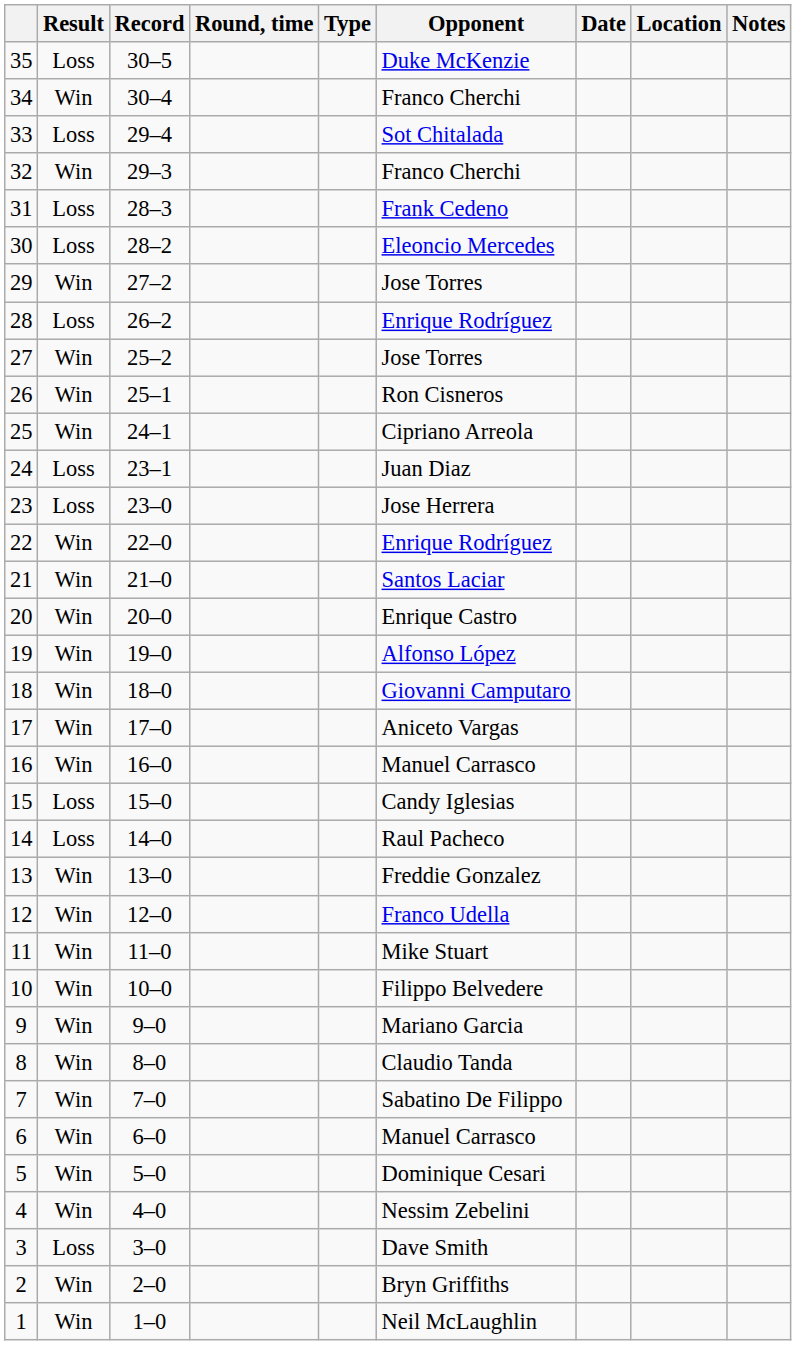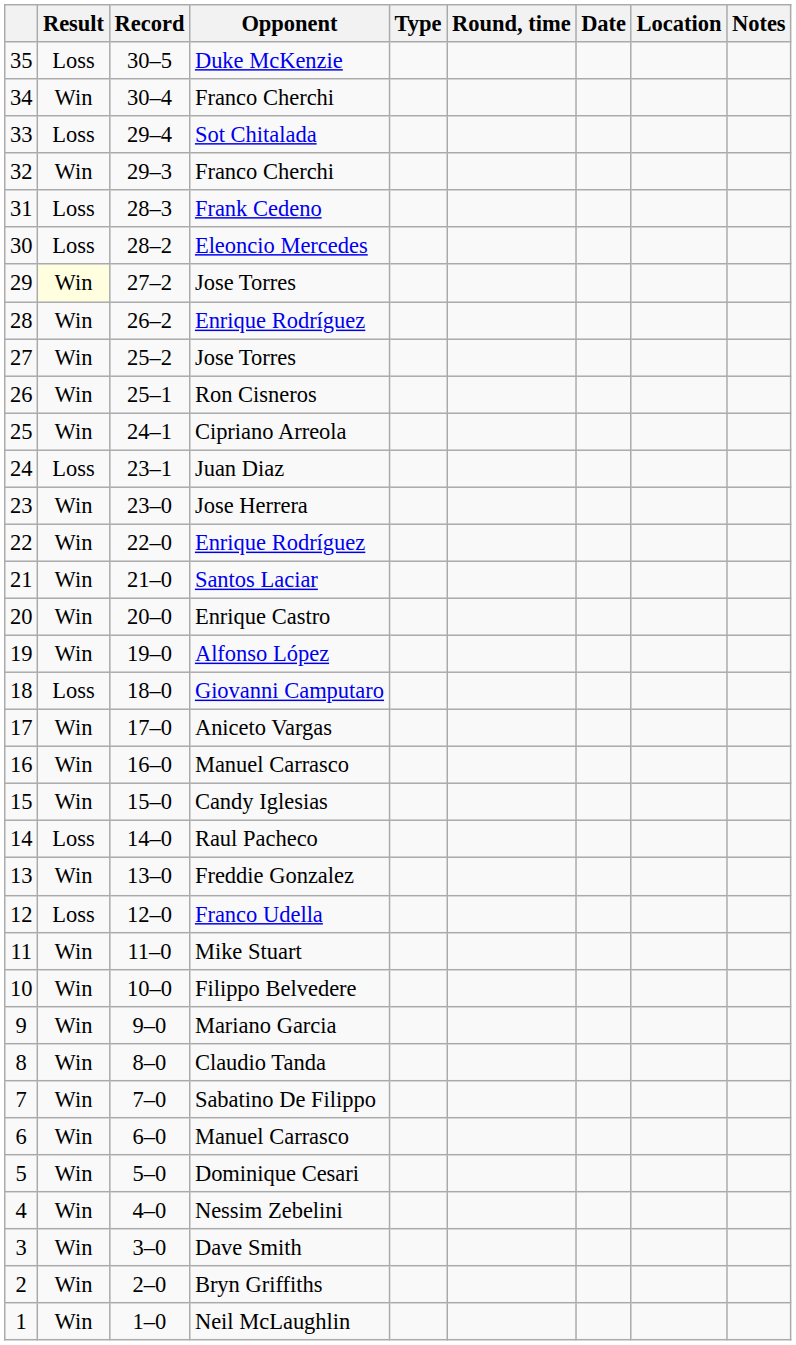columns swapped: (476, 23) <-> (254, 23)
(73, 282) no background -> (73, 282) lightyellow background
(73, 319) Loss -> (73, 319) Win
(73, 505) Loss -> (73, 505) Win
(73, 690) Win -> (73, 690) Loss
(73, 802) Loss -> (73, 802) Win
(73, 913) Win -> (73, 913) Loss
(73, 1247) Loss -> (73, 1247) Win
